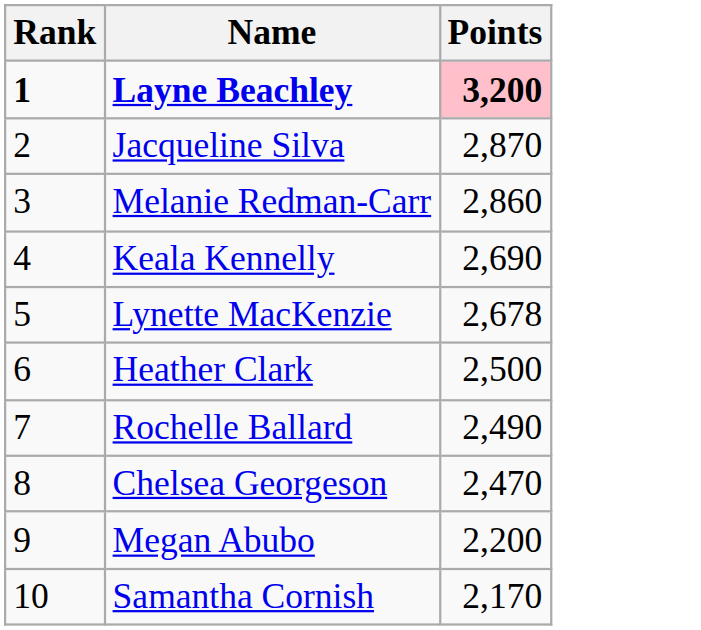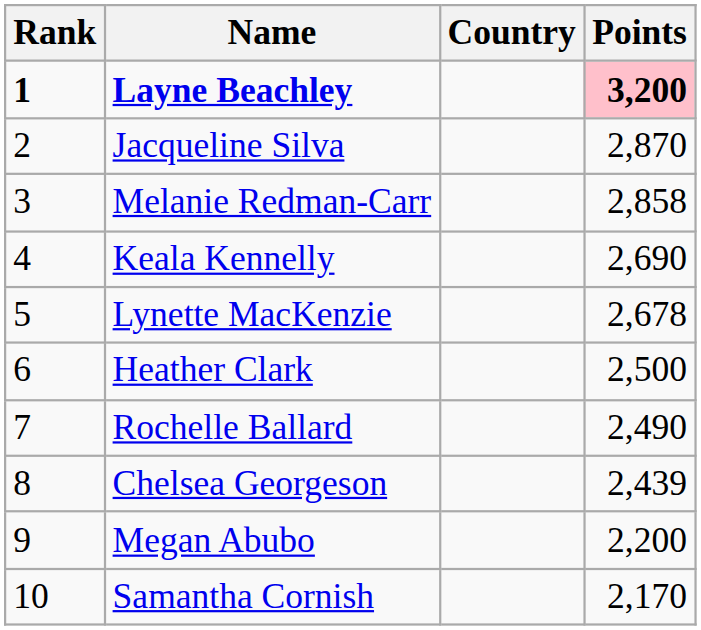+ column: (512, 32)
(502, 201) 2,860 -> (647, 201) 2,858
(502, 483) 2,470 -> (647, 483) 2,439
